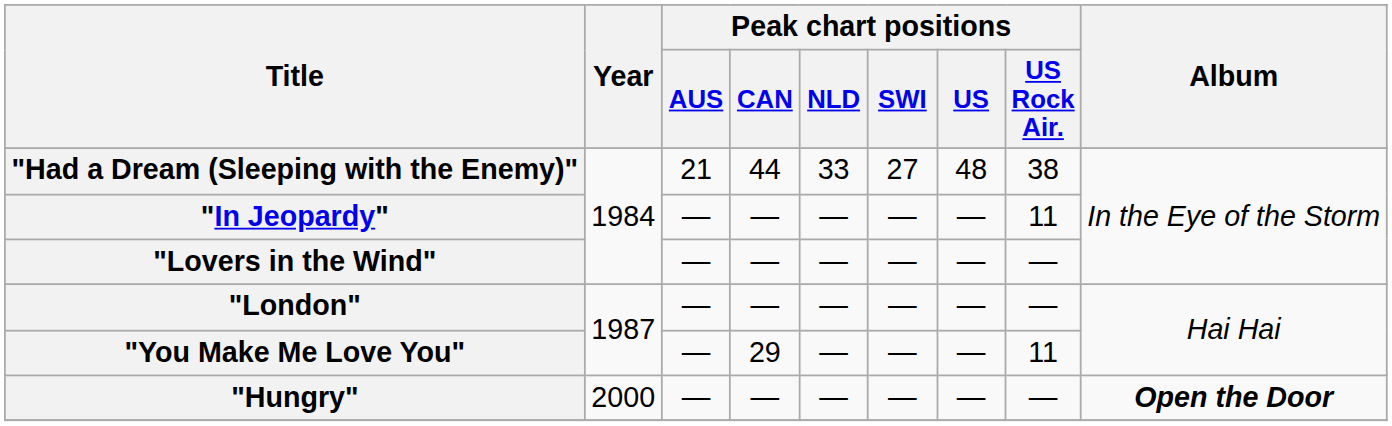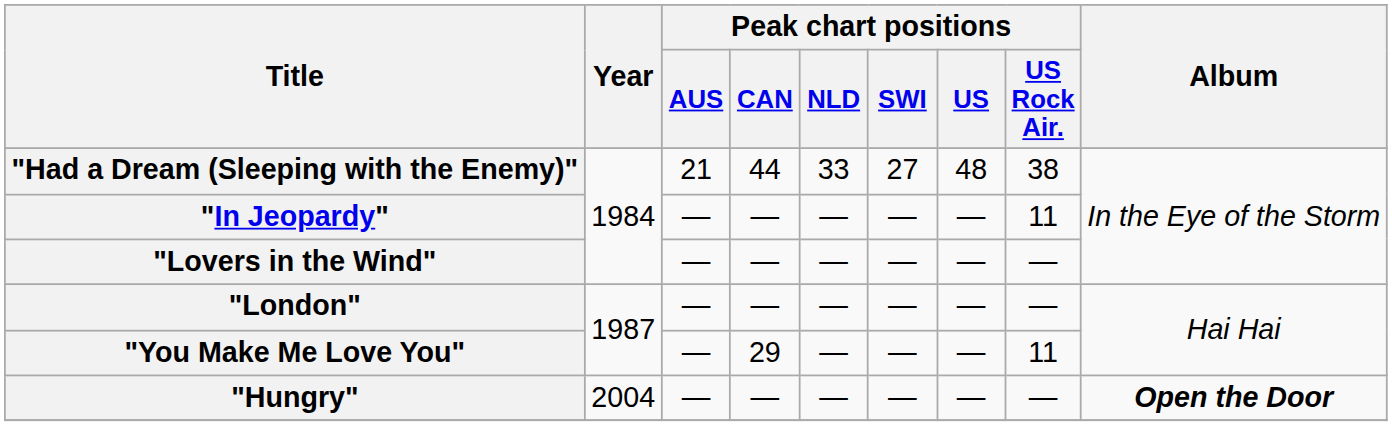(623, 397) 2000 -> (623, 397) 2004
